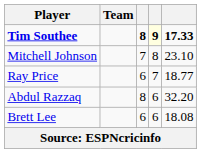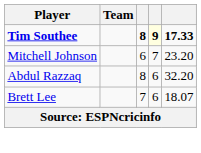(143, 55) 7 -> (143, 55) 6
(155, 55) 8 -> (155, 55) 7
(179, 55) 23.10 -> (179, 55) 23.20
- row: (33, 76)
(143, 117) 6 -> (143, 96) 7
(179, 117) 18.08 -> (179, 96) 18.07
